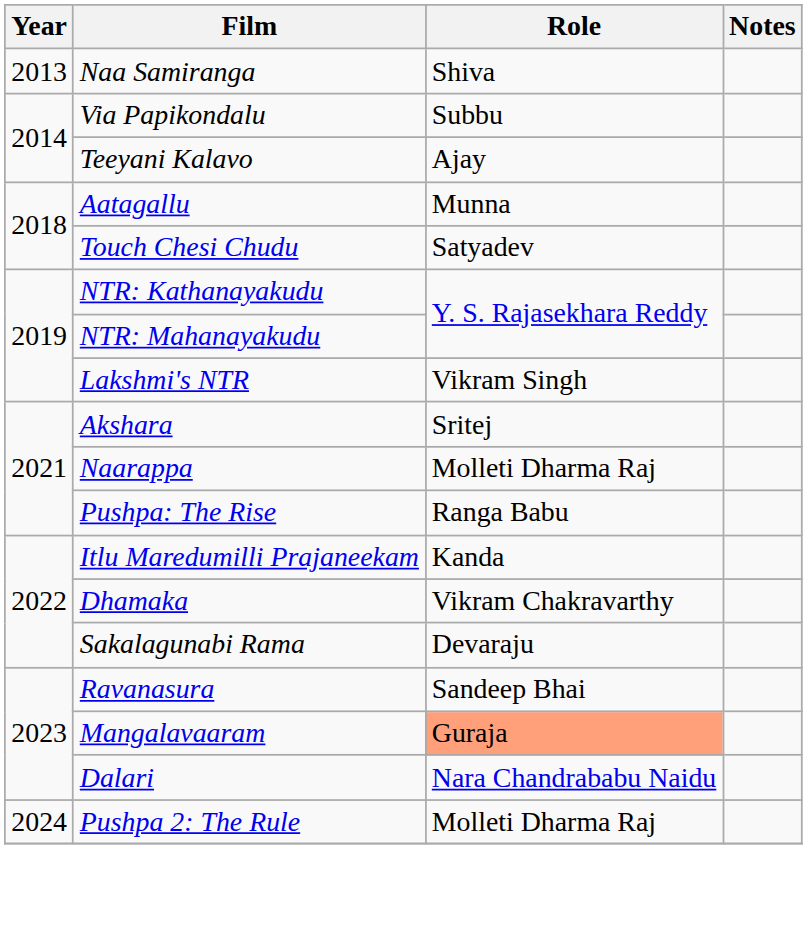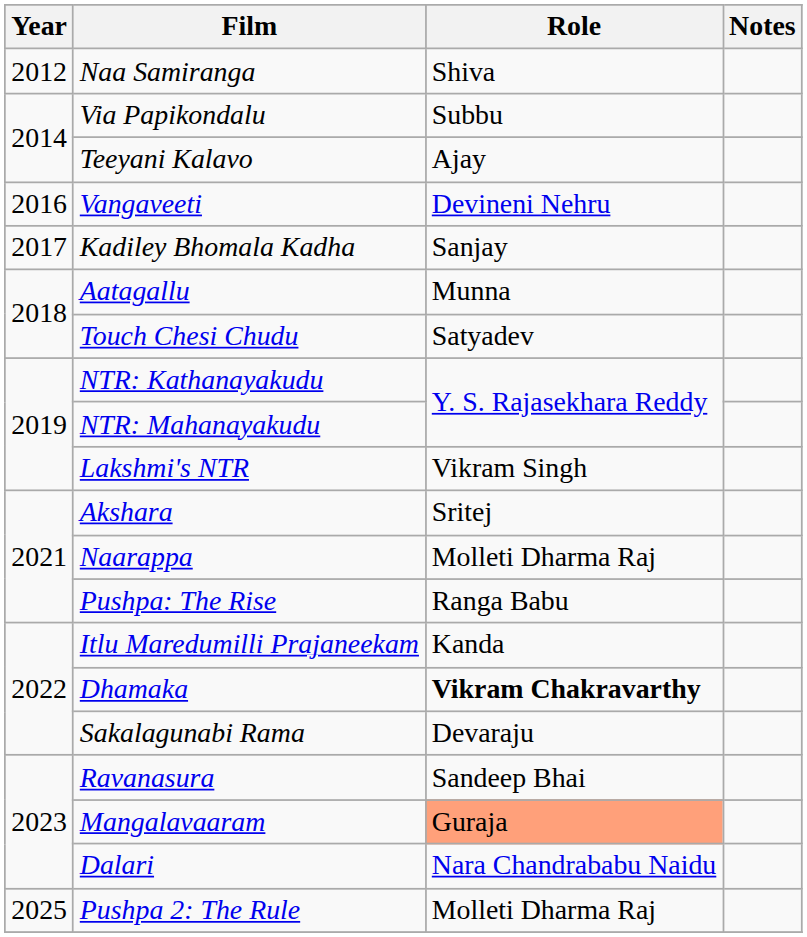(39, 70) 2013 -> (39, 70) 2012
+ row: (141, 203)
+ row: (217, 247)
(553, 600) normal -> (566, 688) bold
(39, 821) 2024 -> (39, 909) 2025
